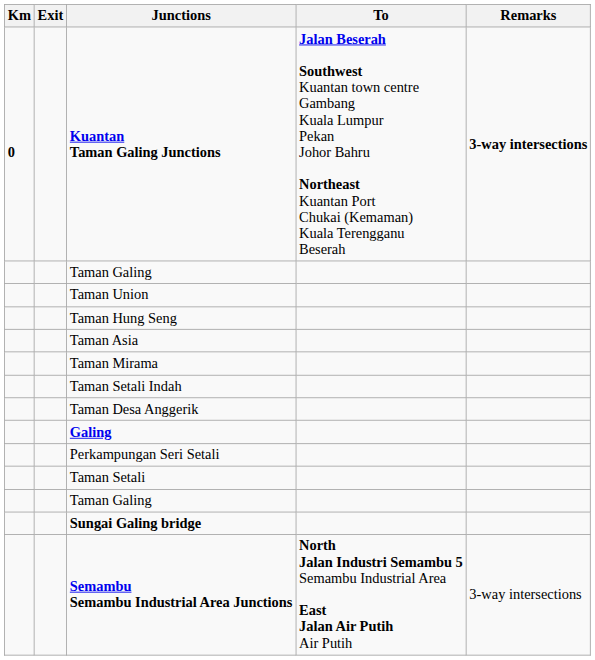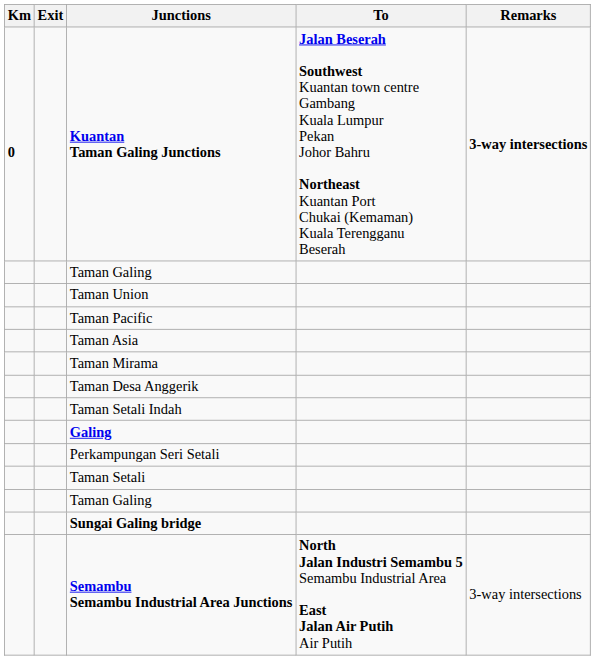+ row: (111, 317)
- row: (123, 317)
rows swapped: (134, 409) <-> (126, 386)
